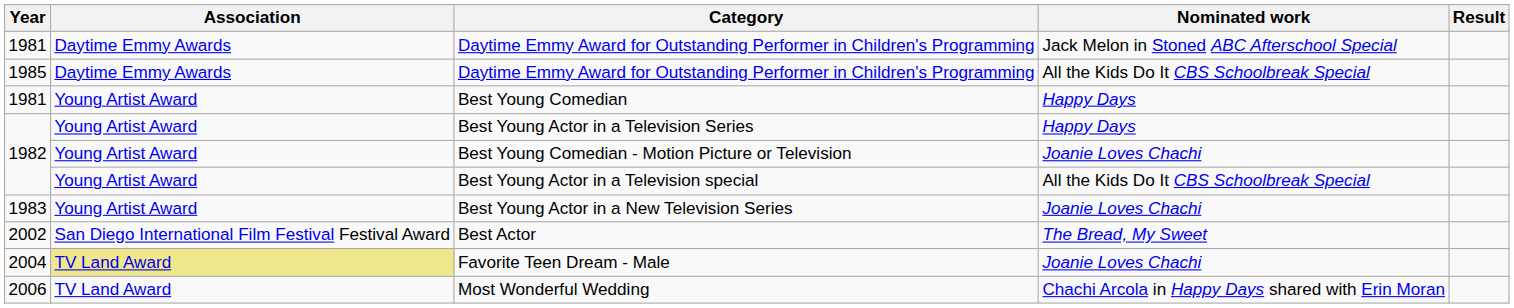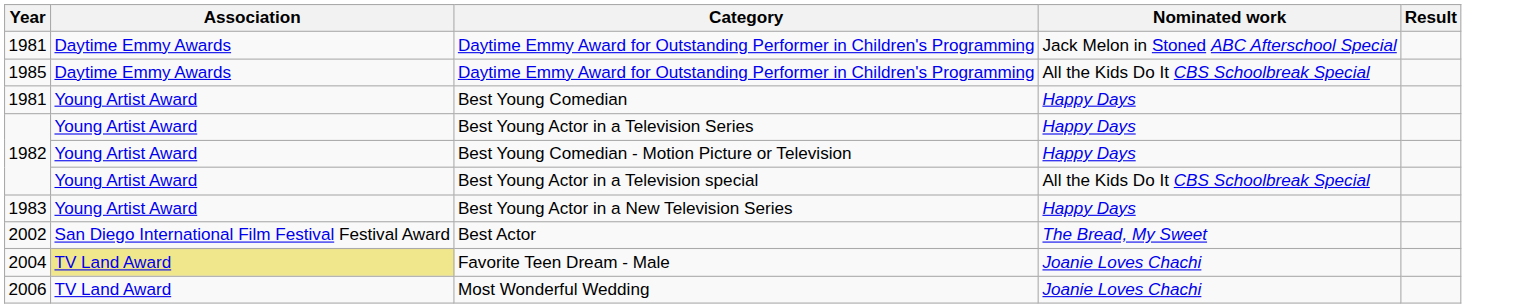(1122, 153) Joanie Loves Chachi -> (1089, 153) Happy Days
(1122, 208) Joanie Loves Chachi -> (1089, 208) Happy Days
(1244, 289) Chachi Arcola in Happy Days shared with Erin Moran -> (1122, 289) Joanie Loves Chachi
